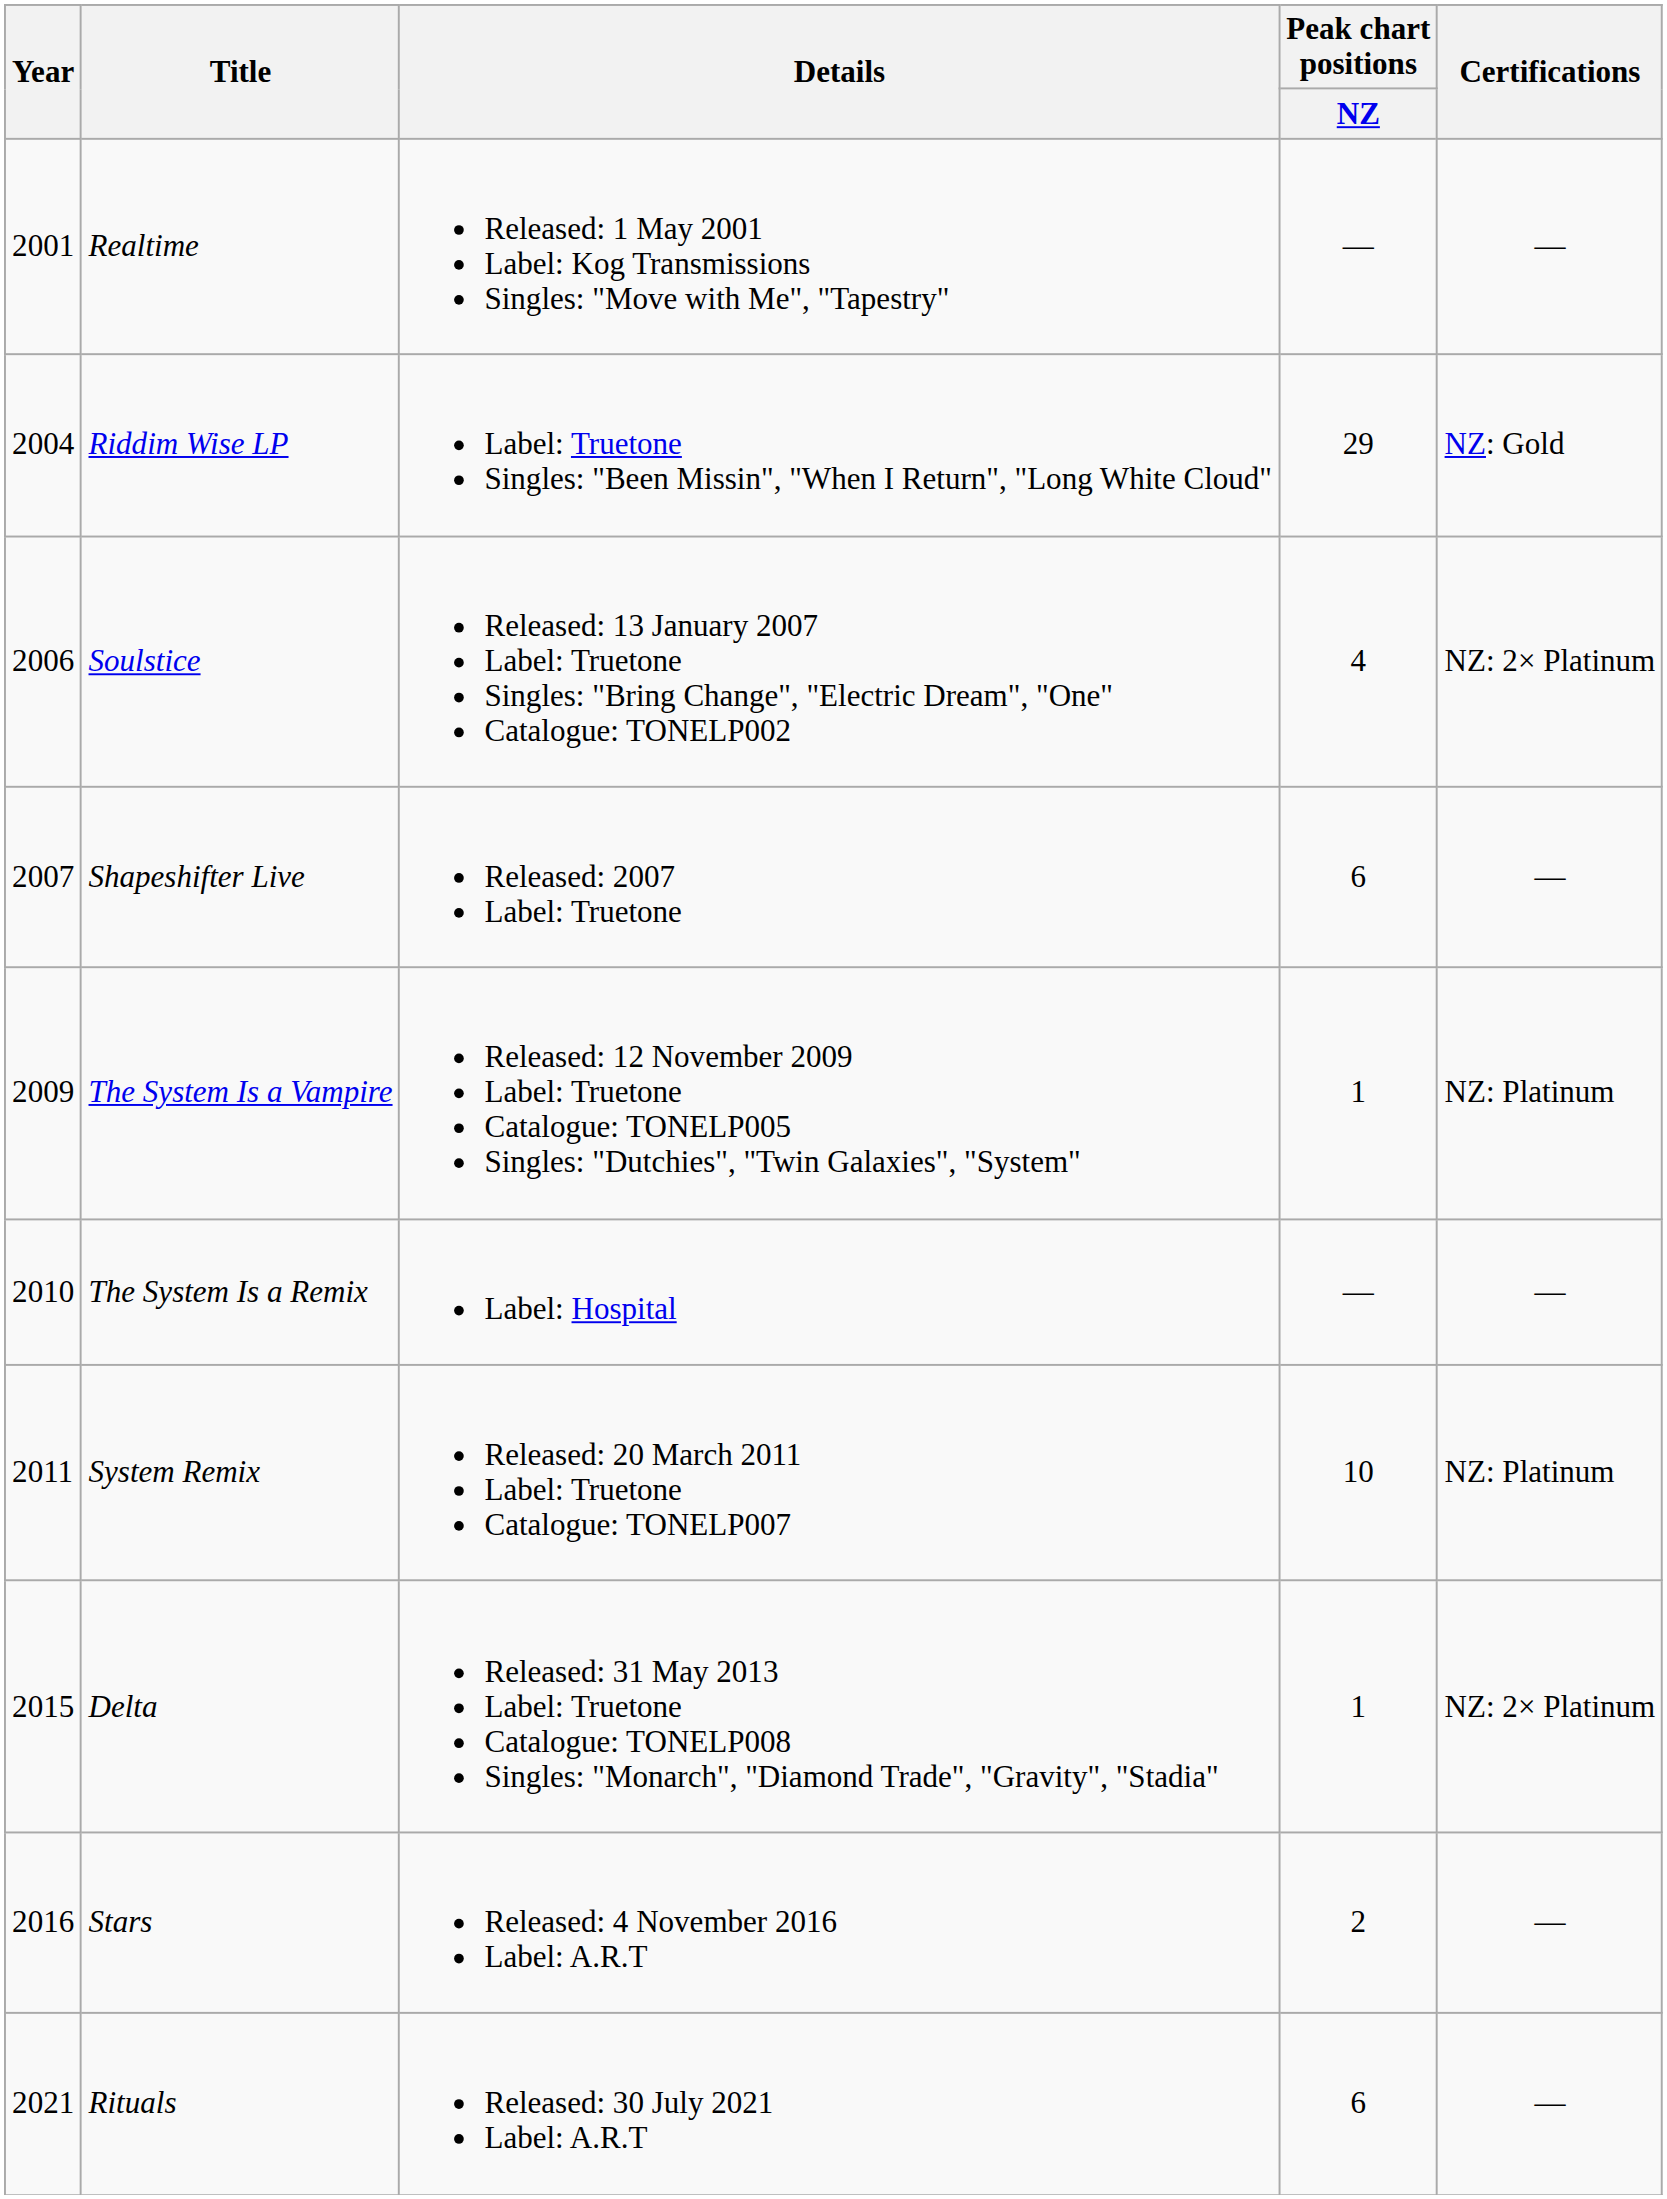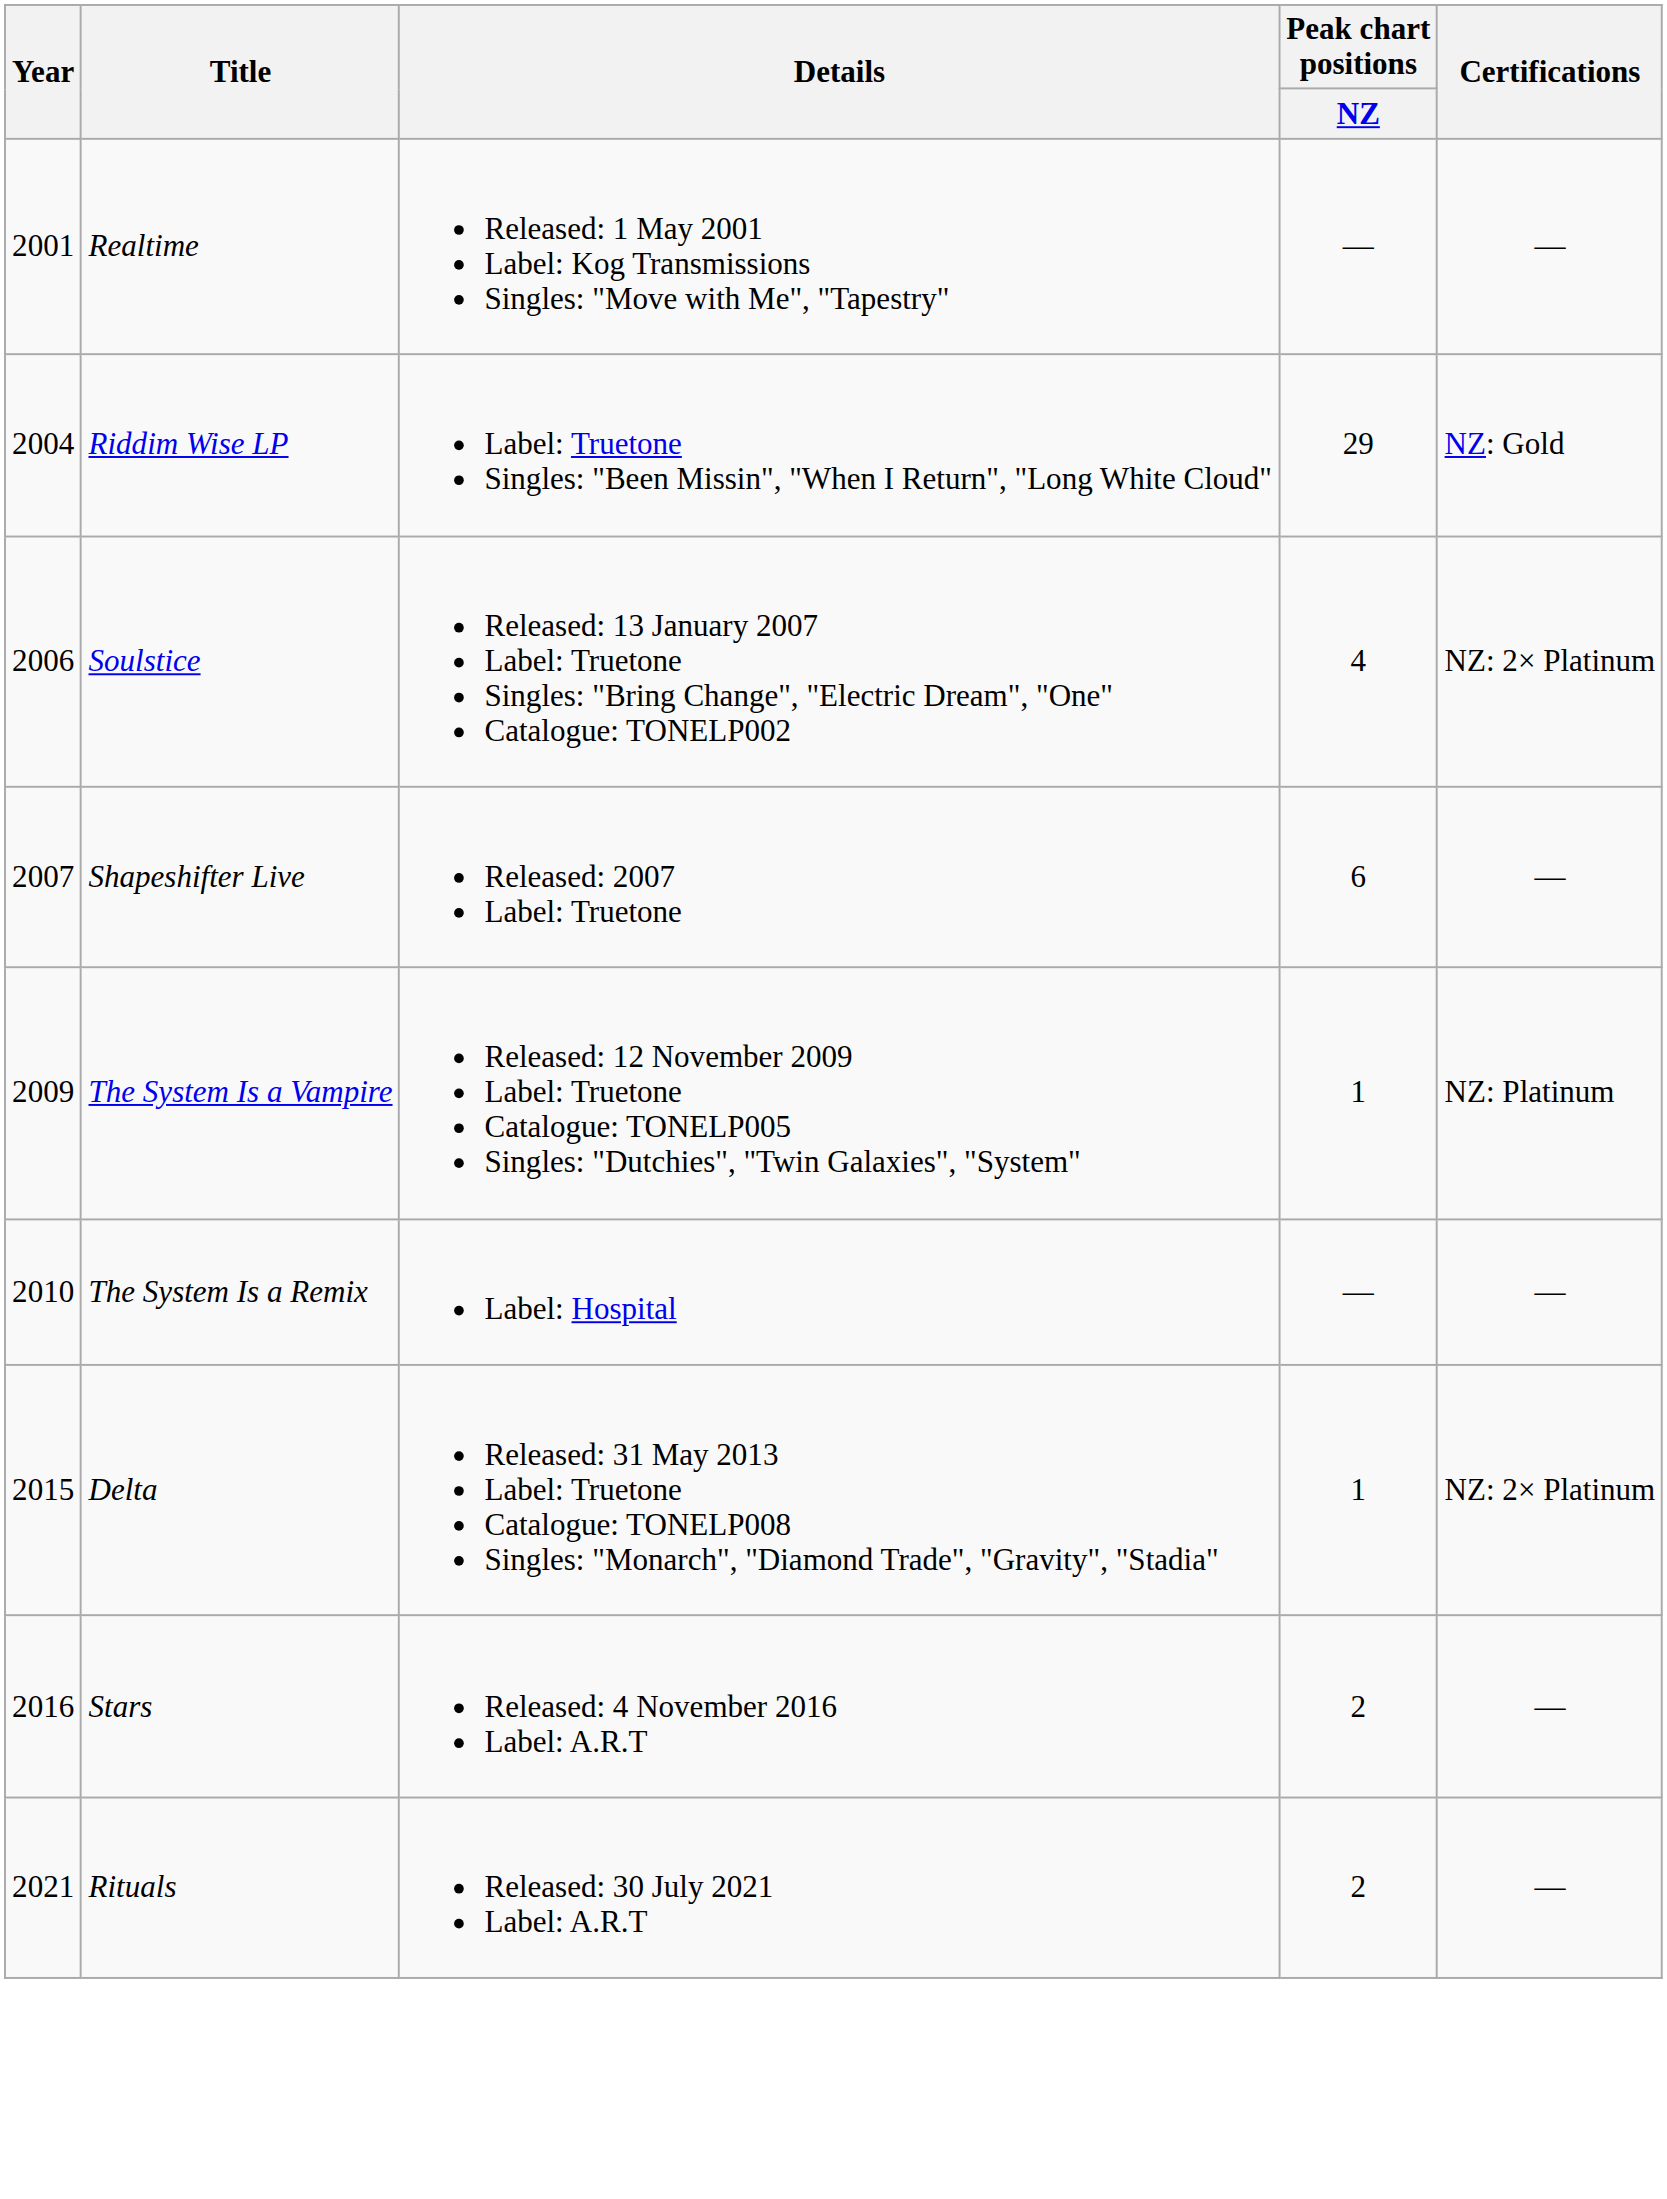- row: (174, 1472)
(1358, 2103) 6 -> (1358, 1887) 2
